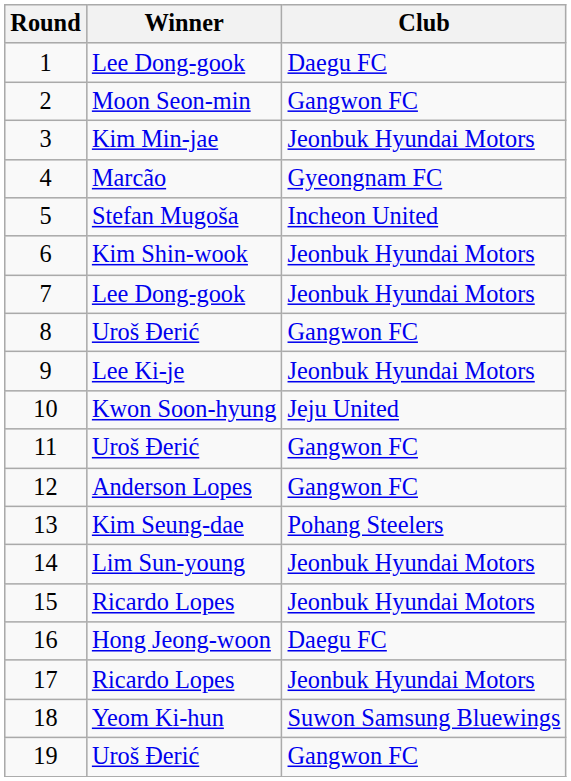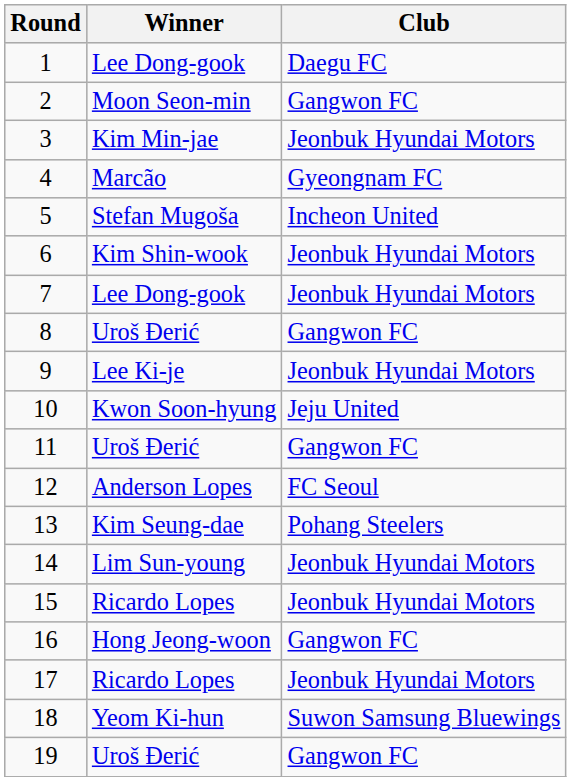(353, 486) Gangwon FC -> (333, 486) FC Seoul
(337, 640) Daegu FC -> (353, 640) Gangwon FC
